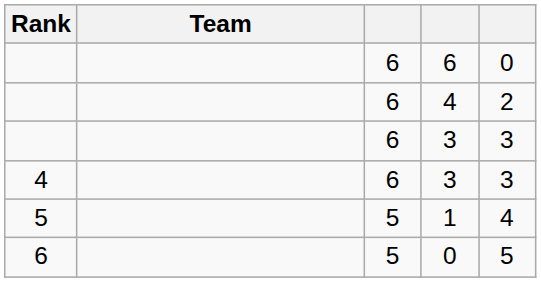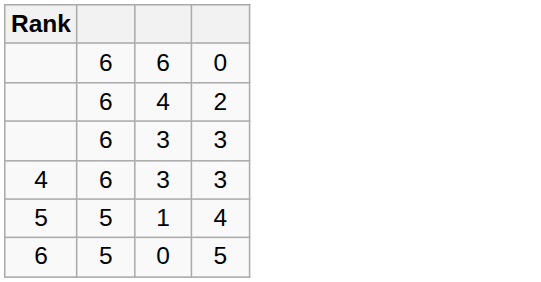- column: (221, 23)
